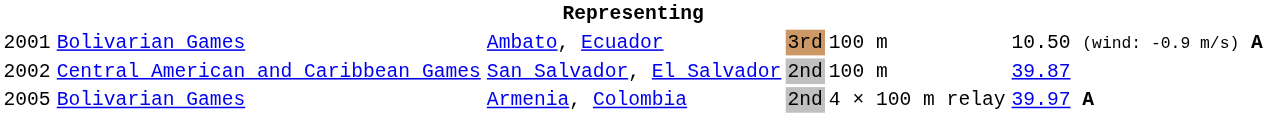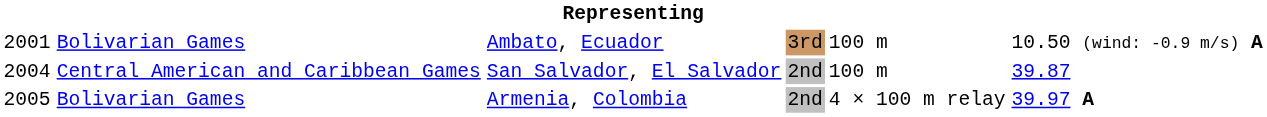(27, 71) 2002 -> (27, 71) 2004
